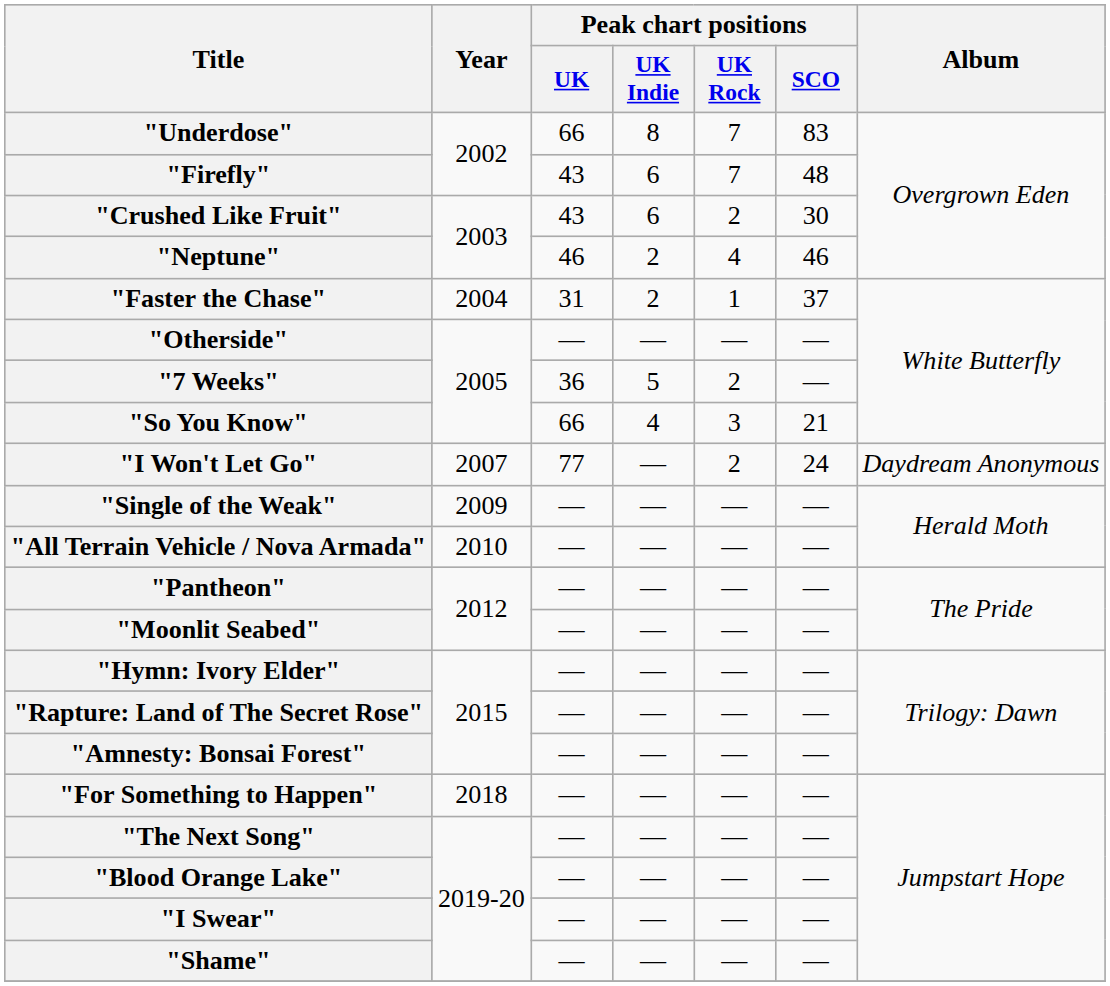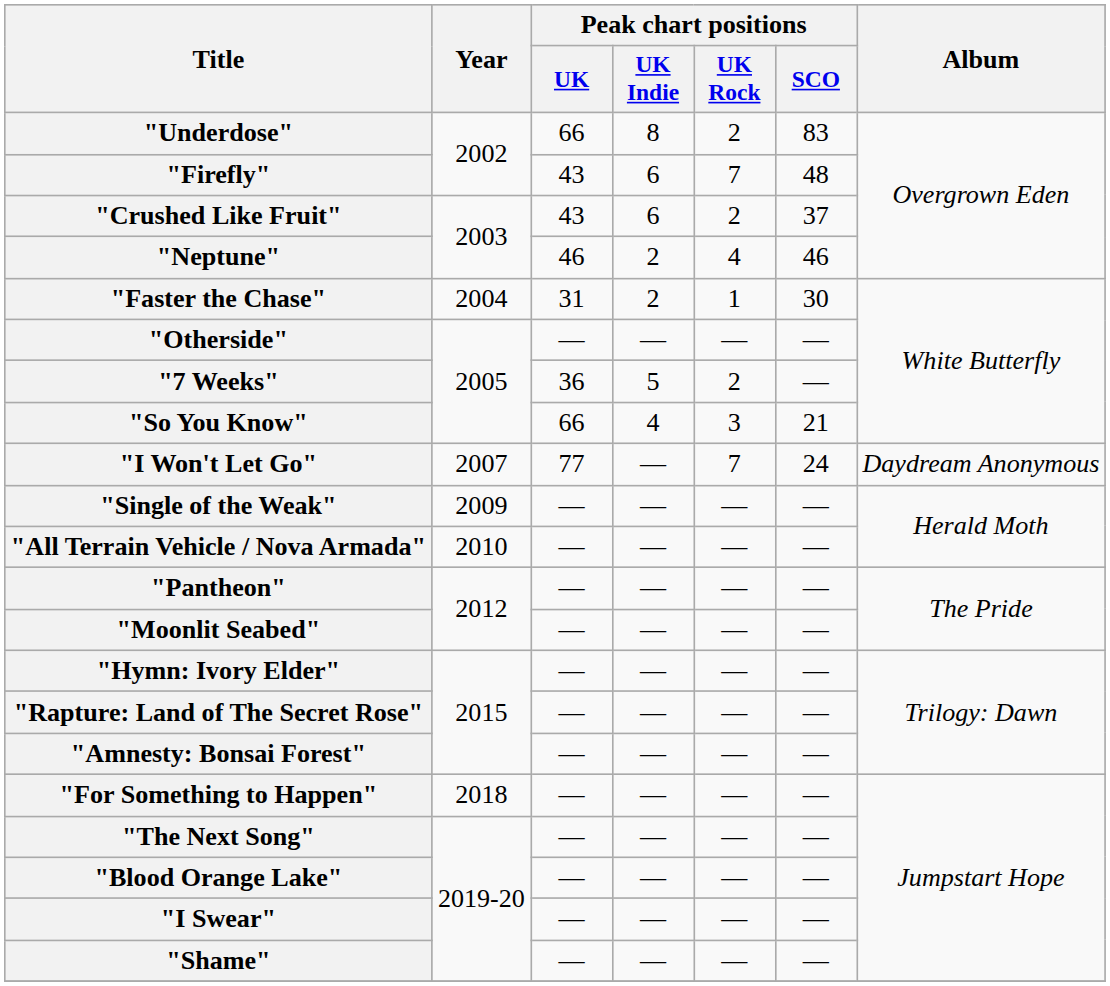(734, 132) 7 -> (734, 132) 2
(816, 215) 30 -> (816, 215) 37
(816, 298) 37 -> (816, 298) 30
(734, 463) 2 -> (734, 463) 7
